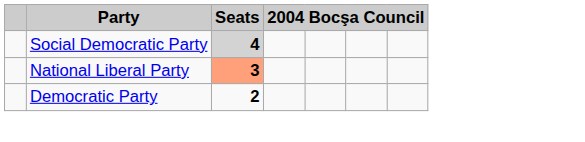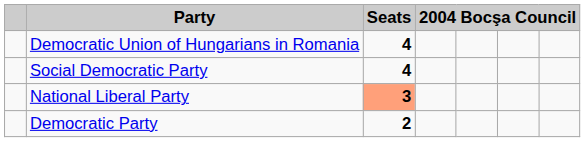+ row: (195, 44)
(255, 44) lightgrey background -> (407, 70) no background
